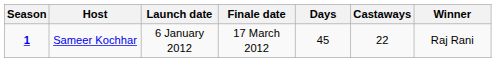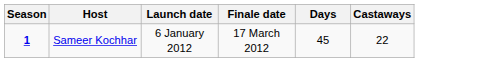- column: (452, 13)
